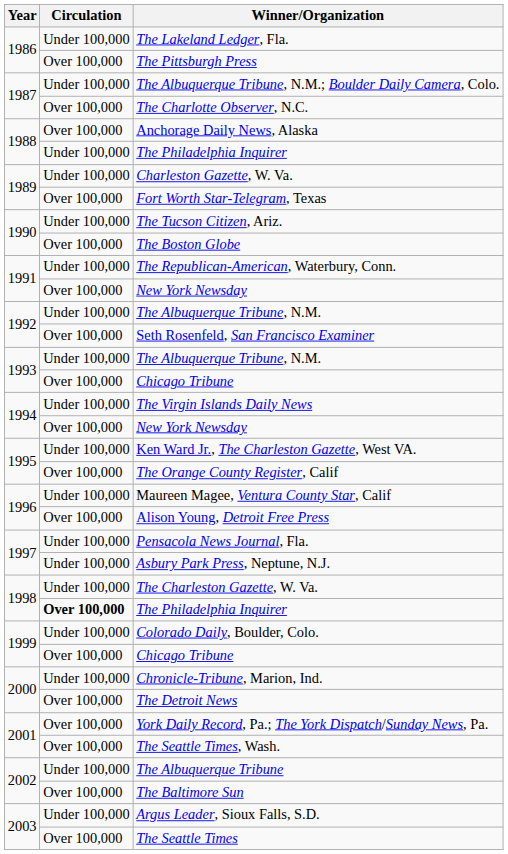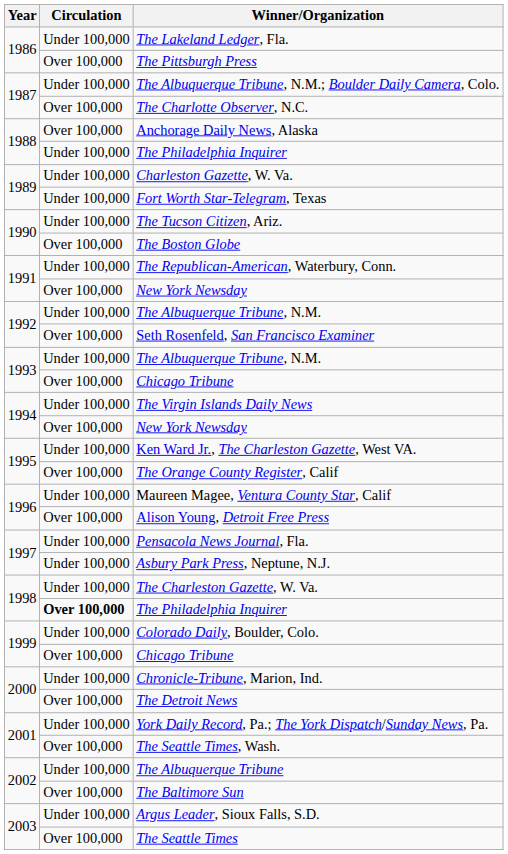(83, 198) Over 100,000 -> (86, 198) Under 100,000
(83, 723) Over 100,000 -> (86, 723) Under 100,000
